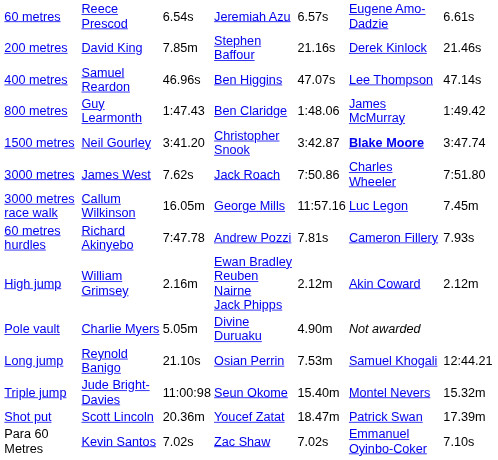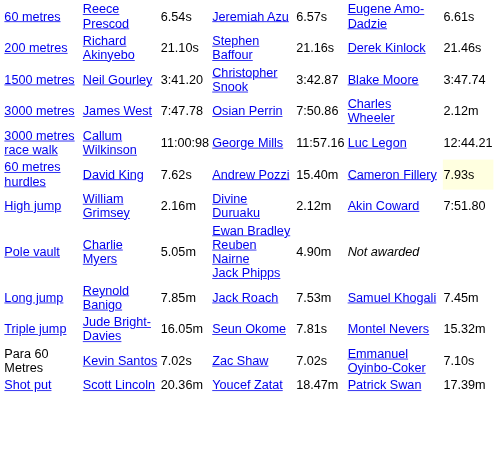(112, 48) David King -> (109, 48) Richard Akinyebo
(180, 48) 7.85m -> (180, 48) 21.10s
- row: (36, 79)
- row: (36, 111)
(386, 143) bold -> (383, 79) normal
(178, 174) 7.62s -> (182, 111) 7:47.78
(247, 174) Jack Roach -> (247, 111) Osian Perrin
(464, 174) 7:51.80 -> (461, 111) 2.12m
(184, 206) 16.05m -> (185, 143) 11:00:98
(461, 206) 7.45m -> (468, 143) 12:44.21
(107, 237) Richard Akinyebo -> (113, 174) David King
(184, 237) 7:47.78 -> (176, 174) 7.62s
(313, 237) 7.81s -> (317, 174) 15.40m
(459, 237) no background -> (459, 174) lightyellow background
(253, 283) Ewan Bradley Reuben Nairne Jack Phipps -> (236, 206) Divine Duruaku
(461, 283) 2.12m -> (464, 206) 7:51.80
(238, 329) Divine Duruaku -> (251, 252) Ewan Bradley Reuben Nairne Jack Phipps
(182, 361) 21.10s -> (178, 297) 7.85m
(249, 361) Osian Perrin -> (245, 297) Jack Roach
(468, 361) 12:44.21 -> (461, 297) 7.45m
(187, 392) 11:00:98 -> (182, 329) 16.05m
(319, 392) 15.40m -> (312, 329) 7.81s
rows swapped: (28, 417) <-> (27, 441)
